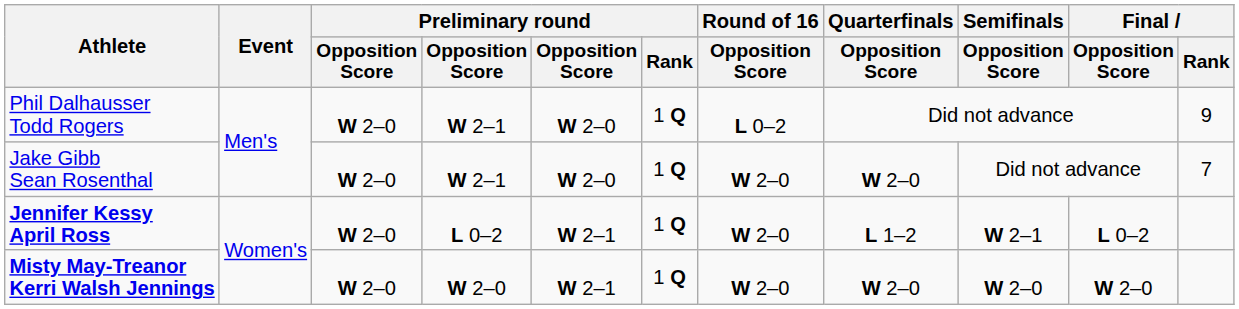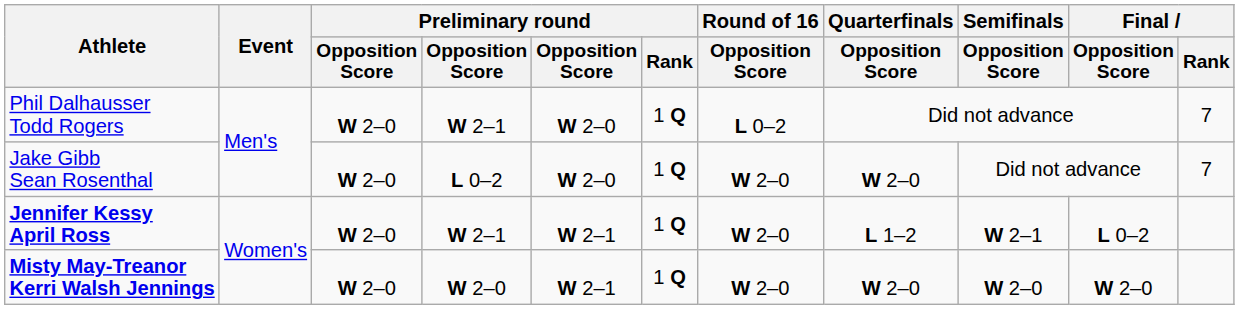(1206, 115) 9 -> (1206, 115) 7
(477, 181) W 2–1 -> (477, 181) L 0–2
(477, 235) L 0–2 -> (477, 235) W 2–1
